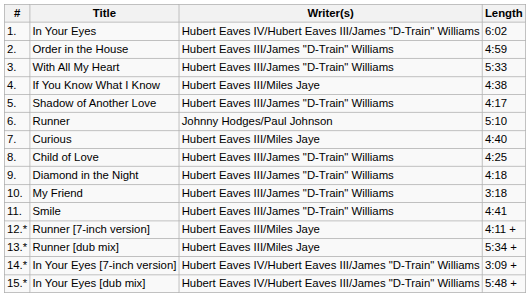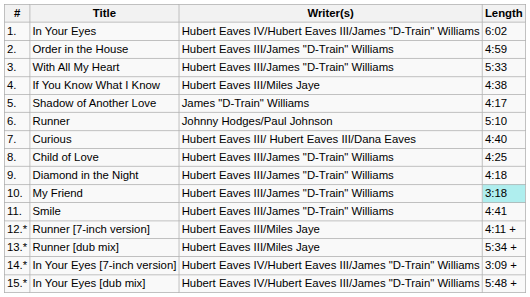(288, 103) Hubert Eaves III/James "D-Train" Williams -> (245, 103) James "D-Train" Williams
(251, 139) Hubert Eaves III/Miles Jaye -> (299, 139) Hubert Eaves III/ Hubert Eaves III/Dana Eaves
(496, 193) no background -> (496, 193) paleturquoise background
